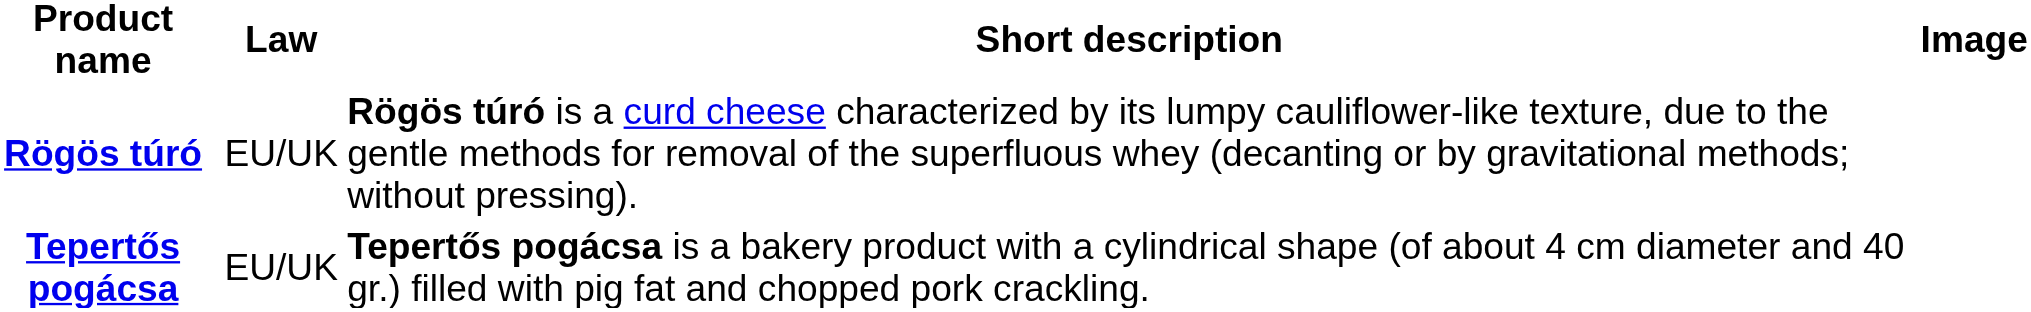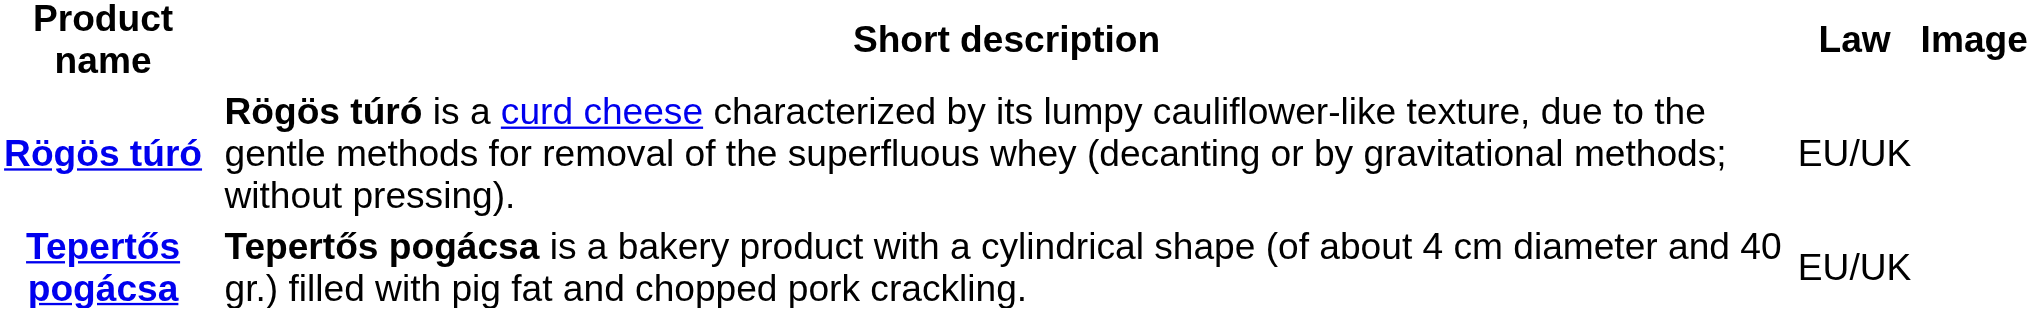columns swapped: (281, 40) <-> (1129, 40)
